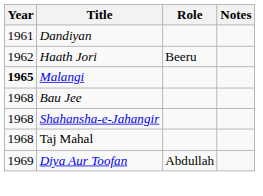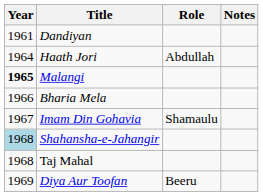(21, 56) 1962 -> (21, 56) 1964
(181, 56) Beeru -> (190, 56) Abdullah
+ row: (73, 98)
+ row: (90, 118)
- row: (61, 98)
(21, 118) no background -> (21, 139) lightblue background
(190, 160) Abdullah -> (181, 181) Beeru
